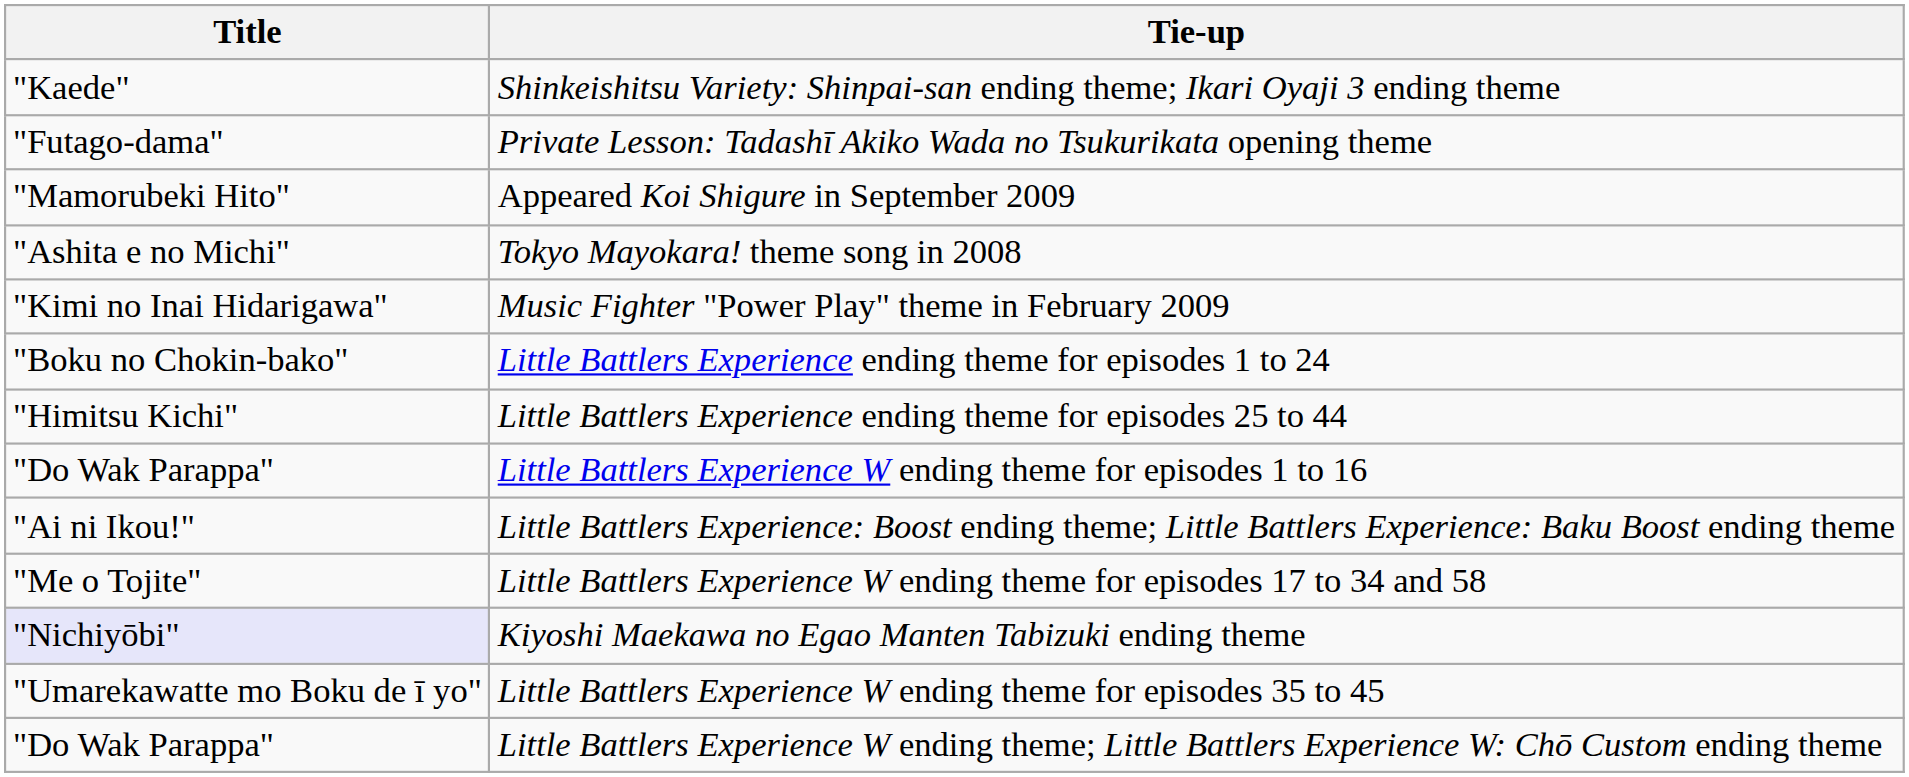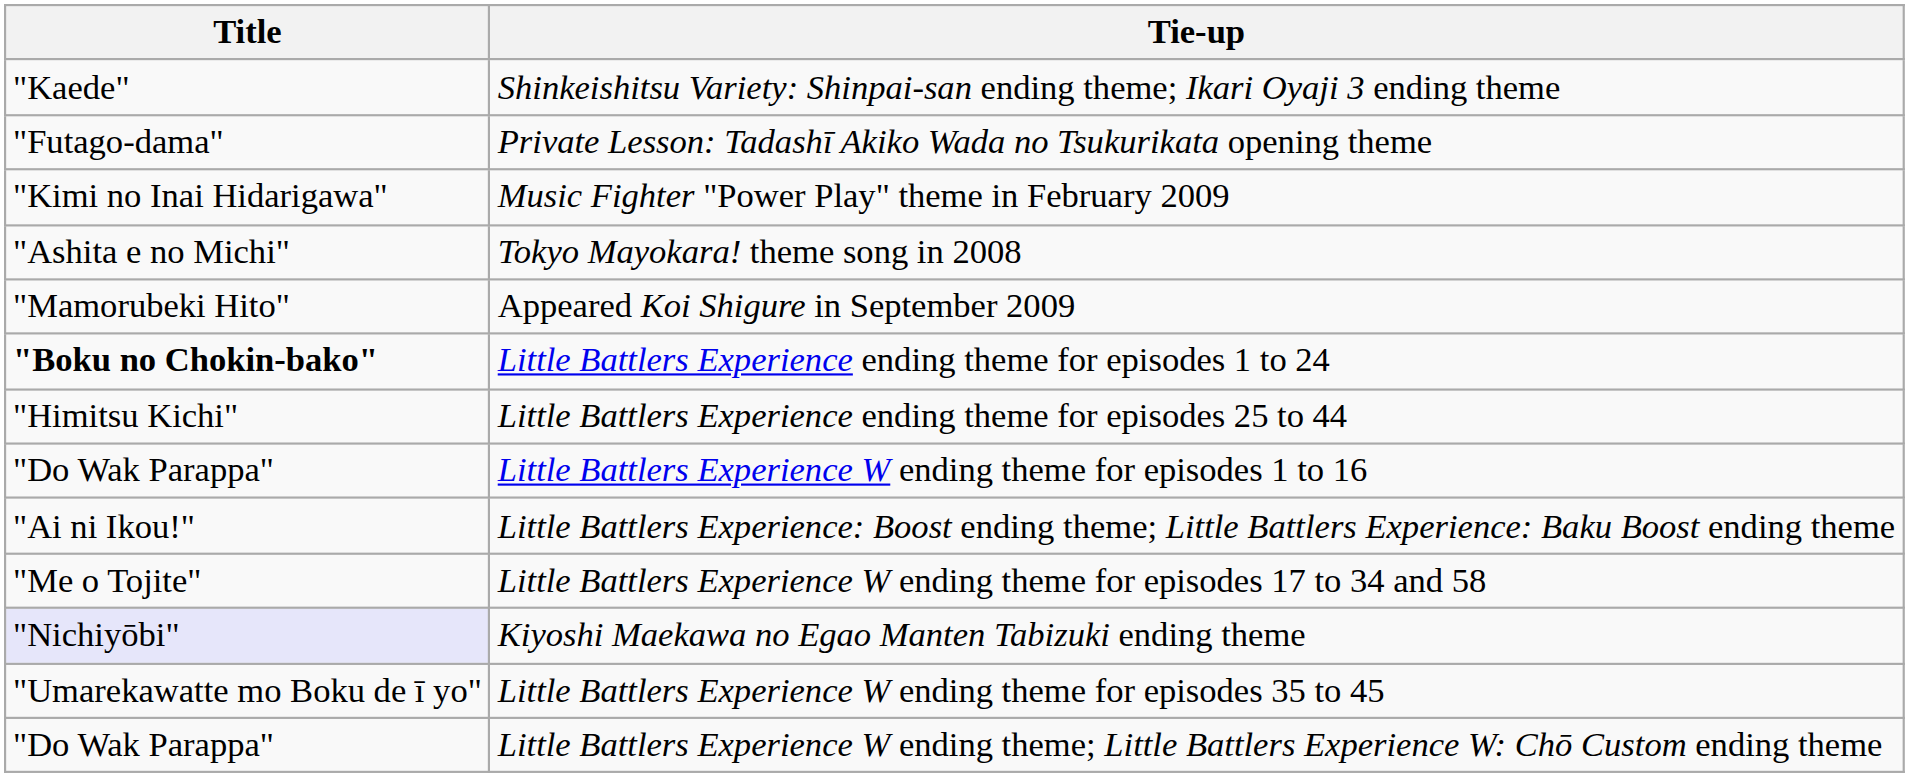rows swapped: (864, 305) <-> (786, 196)
(181, 360) normal -> (196, 360) bold
